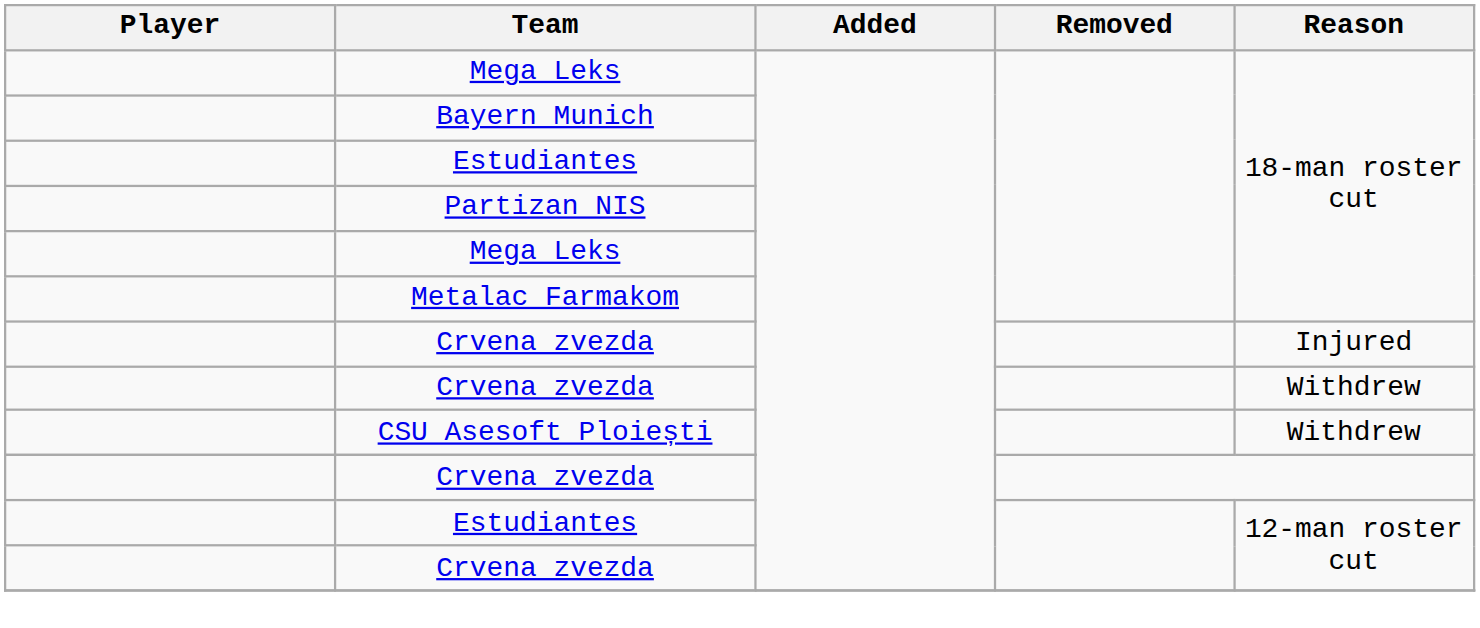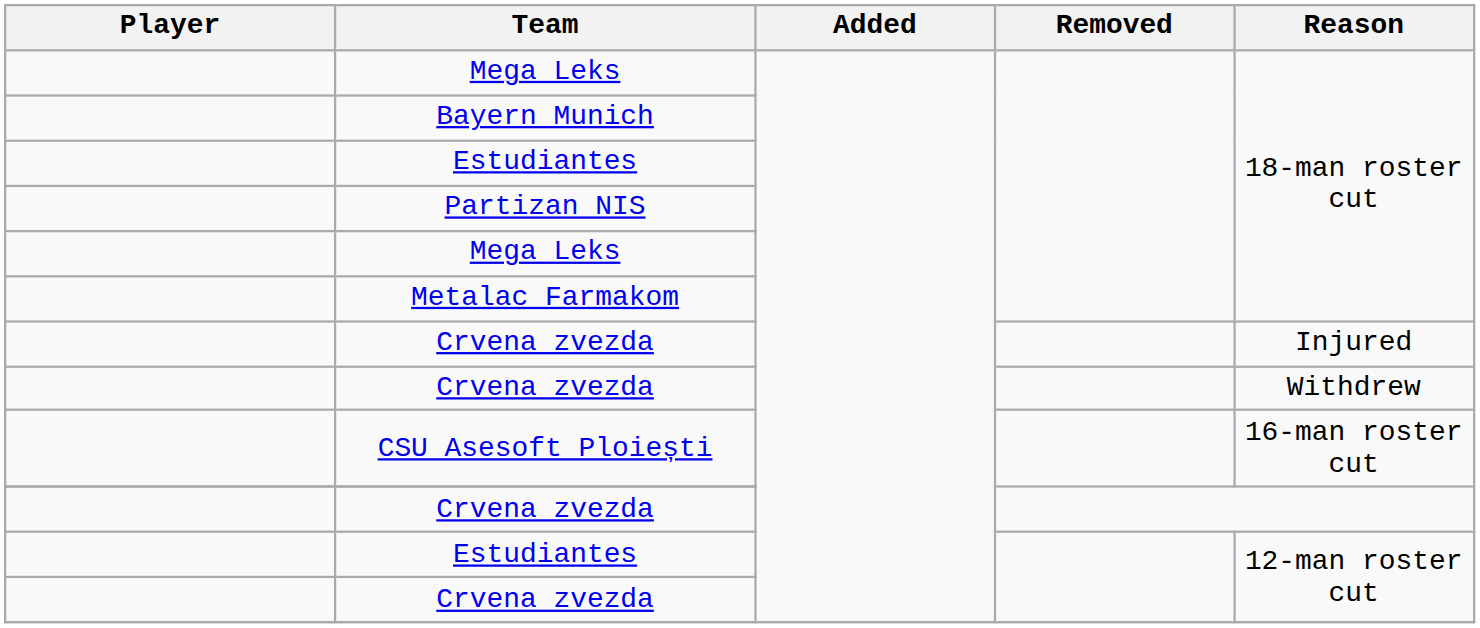(1354, 434) Withdrew -> (1354, 449) 16-man roster cut
